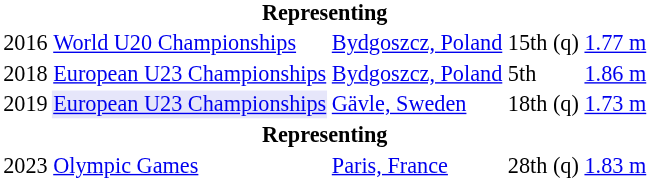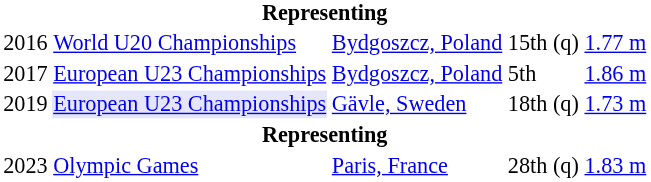(25, 73) 2018 -> (25, 73) 2017
